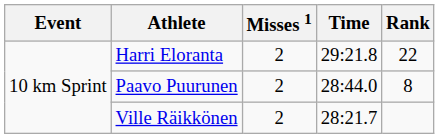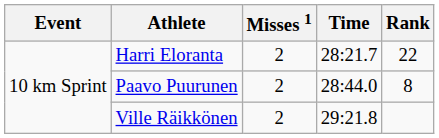(349, 56) 29:21.8 -> (349, 56) 28:21.7
(349, 117) 28:21.7 -> (349, 117) 29:21.8
